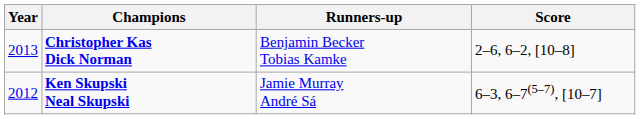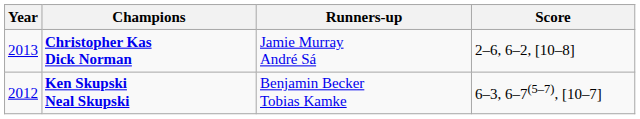(312, 50) Benjamin Becker Tobias Kamke -> (302, 50) Jamie Murray André Sá
(302, 93) Jamie Murray André Sá -> (312, 93) Benjamin Becker Tobias Kamke
